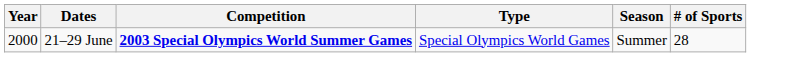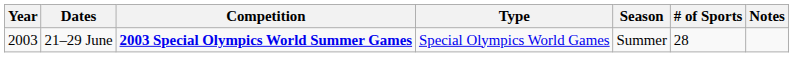+ column: (767, 16)
(23, 39) 2000 -> (23, 39) 2003
